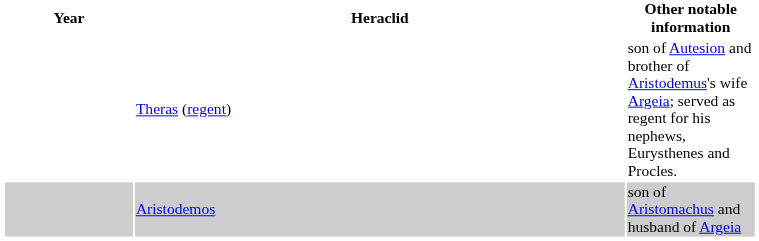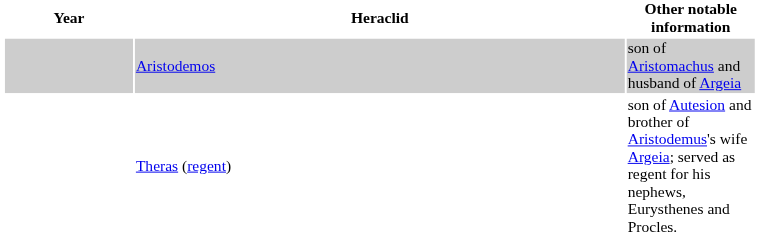rows swapped: (176, 209) <-> (184, 109)
